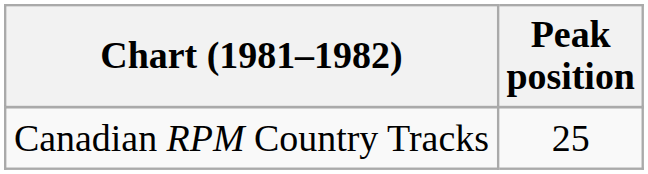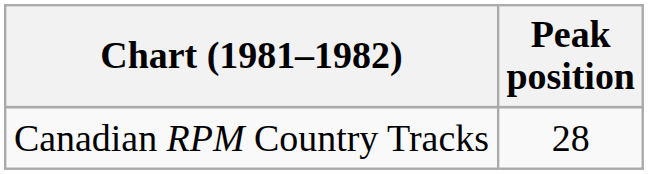(571, 137) 25 -> (571, 137) 28
